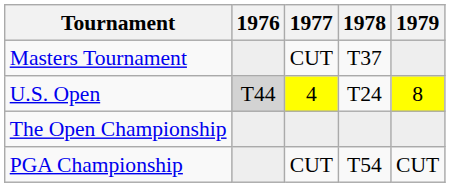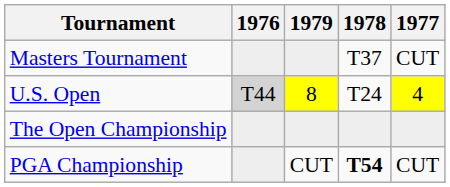columns swapped: (311, 22) <-> (418, 22)
(364, 164) normal -> (364, 164) bold
